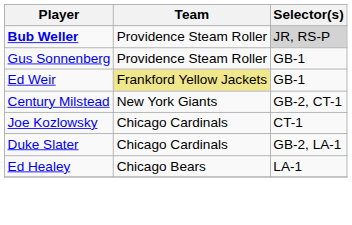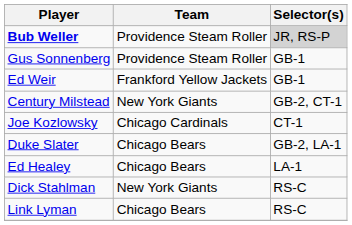(192, 79) khaki background -> (192, 79) no background
(172, 144) Chicago Cardinals -> (161, 144) Chicago Bears
+ row: (51, 187)
+ row: (42, 209)
